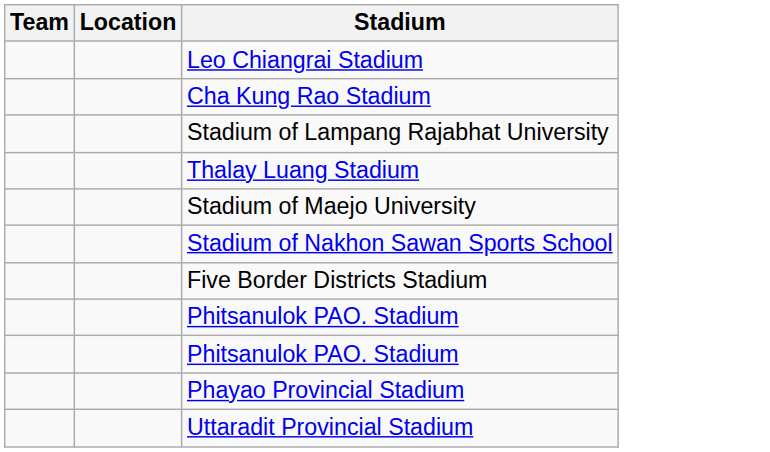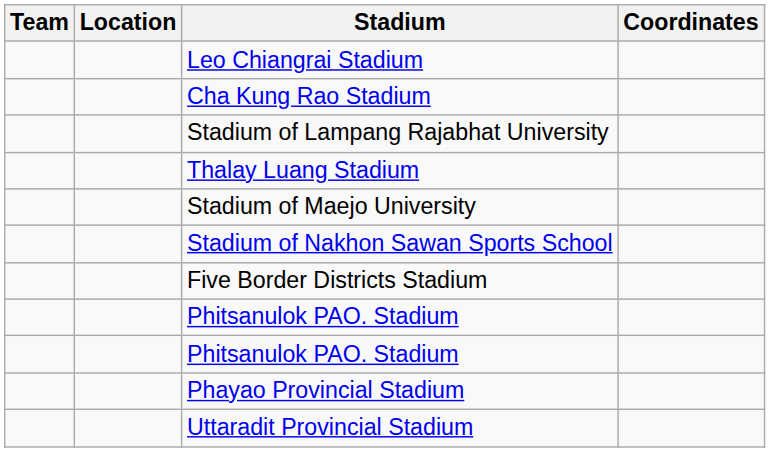+ column: (691, 22)
